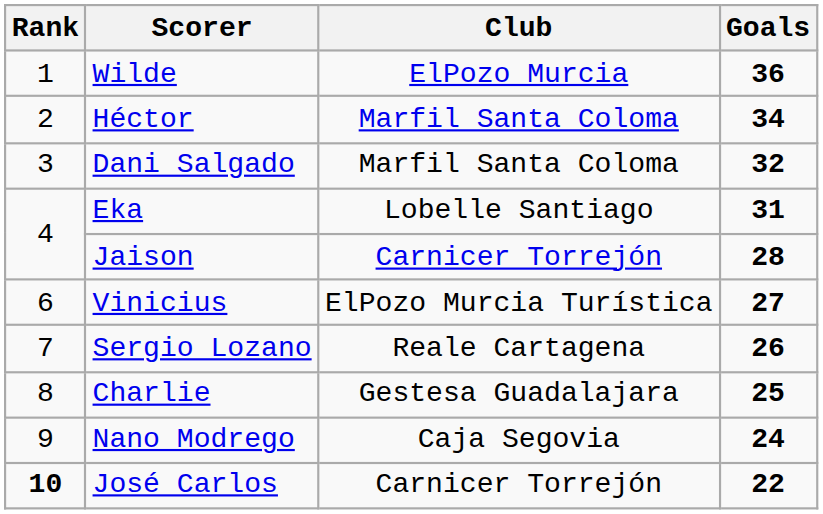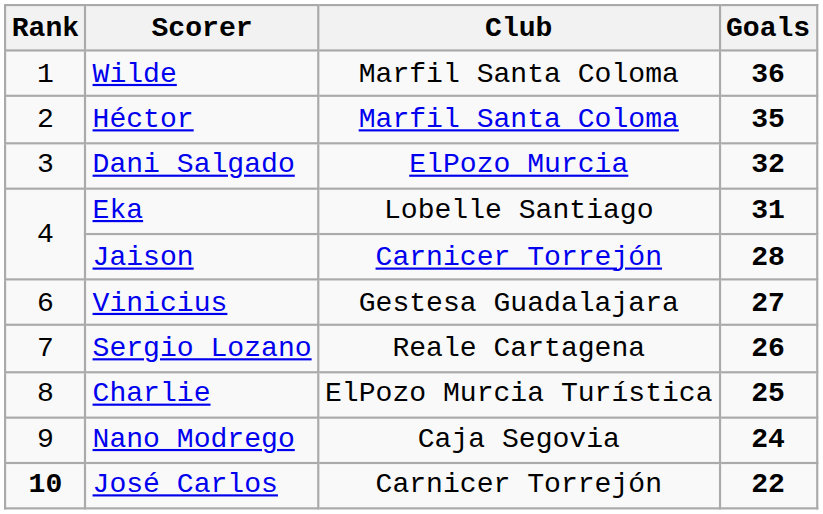(519, 74) ElPozo Murcia -> (519, 74) Marfil Santa Coloma
(768, 119) 34 -> (768, 119) 35
(519, 165) Marfil Santa Coloma -> (519, 165) ElPozo Murcia
(519, 303) ElPozo Murcia Turística -> (519, 303) Gestesa Guadalajara
(519, 394) Gestesa Guadalajara -> (519, 394) ElPozo Murcia Turística
